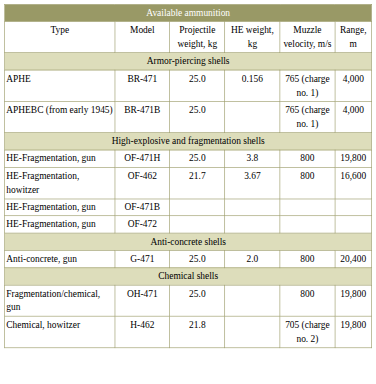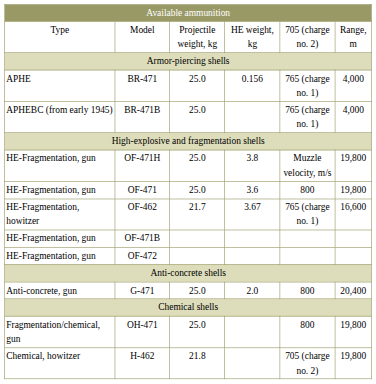(307, 37) Muzzle velocity, m/s -> (307, 37) 705 (charge no. 2)
(307, 158) 800 -> (307, 165) Muzzle velocity, m/s
+ row: (142, 190)
(307, 175) 800 -> (307, 214) 765 (charge no. 1)
